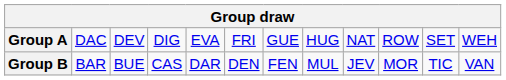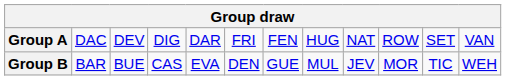(205, 40) EVA -> (205, 40) DAR
(283, 40) GUE -> (283, 40) FEN
(480, 40) WEH -> (480, 40) VAN
(205, 63) DAR -> (205, 63) EVA
(283, 63) FEN -> (283, 63) GUE
(480, 63) VAN -> (480, 63) WEH
